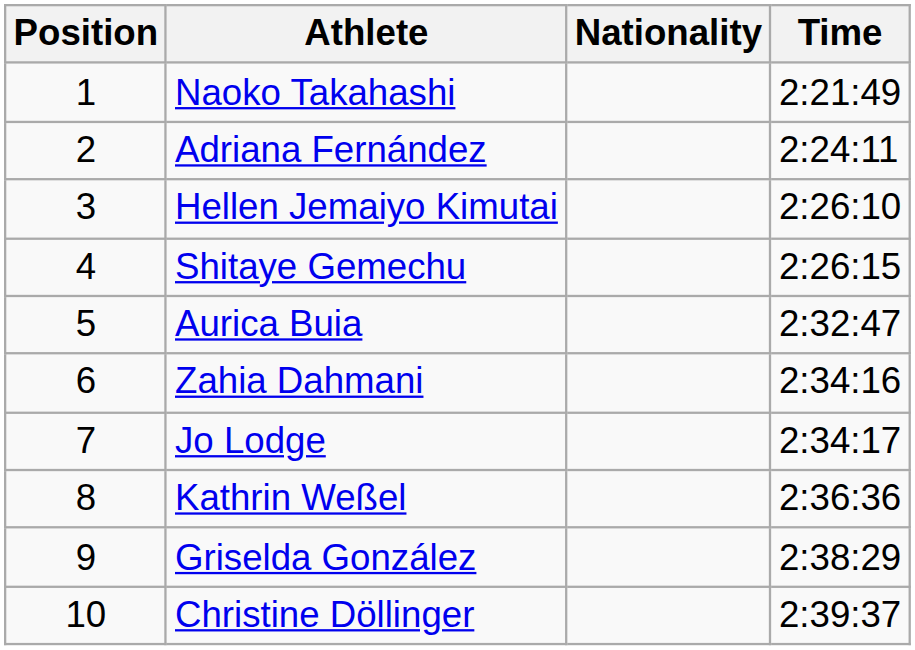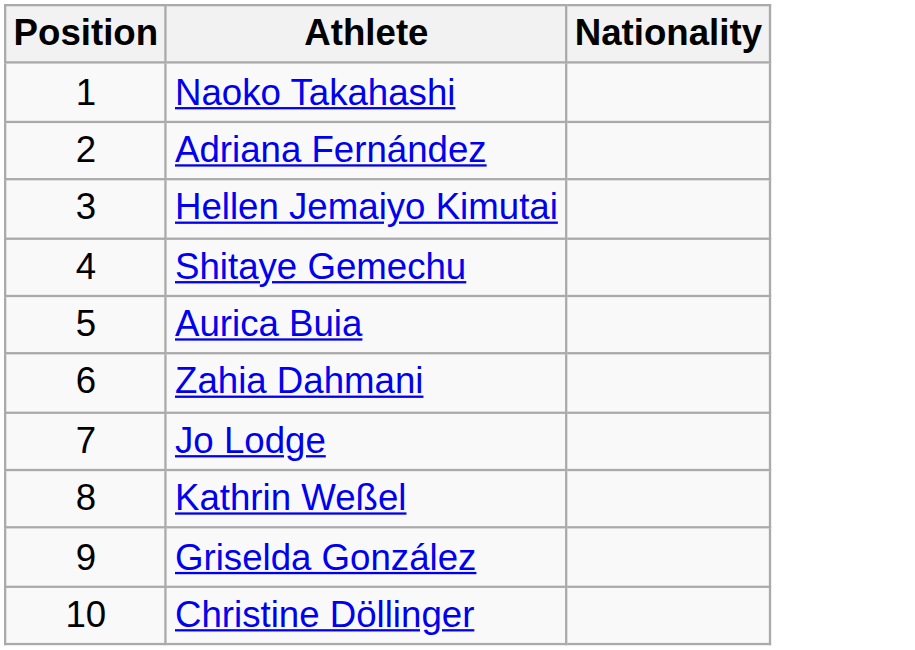- column: (840, 33)
